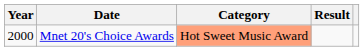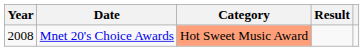(21, 35) 2000 -> (21, 35) 2008
